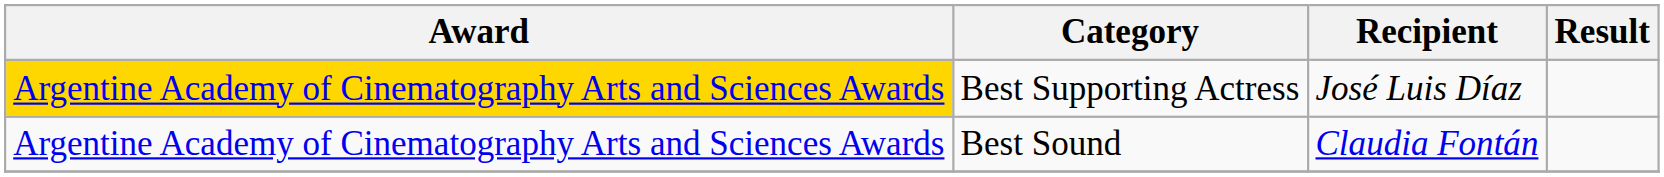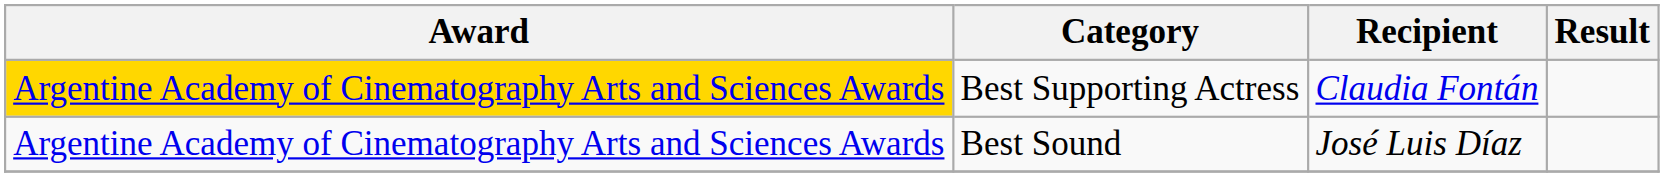(1419, 87) José Luis Díaz -> (1427, 87) Claudia Fontán
(1427, 143) Claudia Fontán -> (1419, 143) José Luis Díaz
